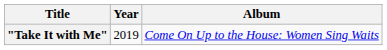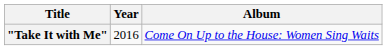(126, 34) 2019 -> (126, 34) 2016
